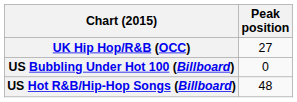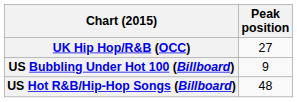(265, 67) 0 -> (265, 67) 9
